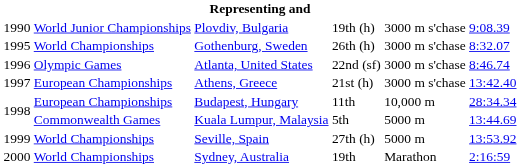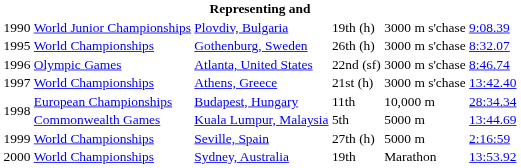(103, 83) European Championships -> (94, 83) World Championships
(493, 138) 13:53.92 -> (490, 138) 2:16:59
(490, 156) 2:16:59 -> (493, 156) 13:53.92
